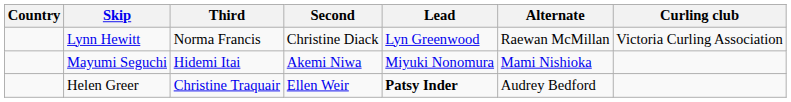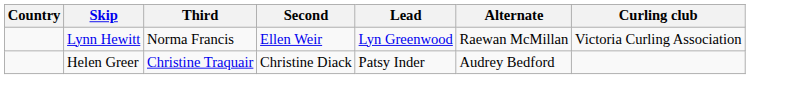(333, 39) Christine Diack -> (291, 39) Ellen Weir
- row: (117, 62)
(318, 85) Ellen Weir -> (306, 62) Christine Diack
(421, 85) bold -> (392, 62) normal
